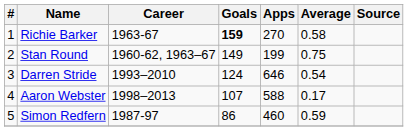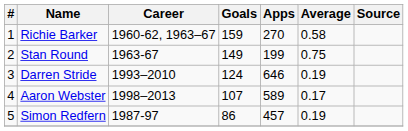(135, 34) 1963-67 -> (164, 34) 1960-62, 1963–67
(232, 34) bold -> (232, 34) normal
(164, 55) 1960-62, 1963–67 -> (135, 55) 1963-67
(313, 75) 0.54 -> (313, 75) 0.19
(274, 95) 588 -> (274, 95) 589
(274, 116) 460 -> (274, 116) 457
(313, 116) 0.59 -> (313, 116) 0.19
